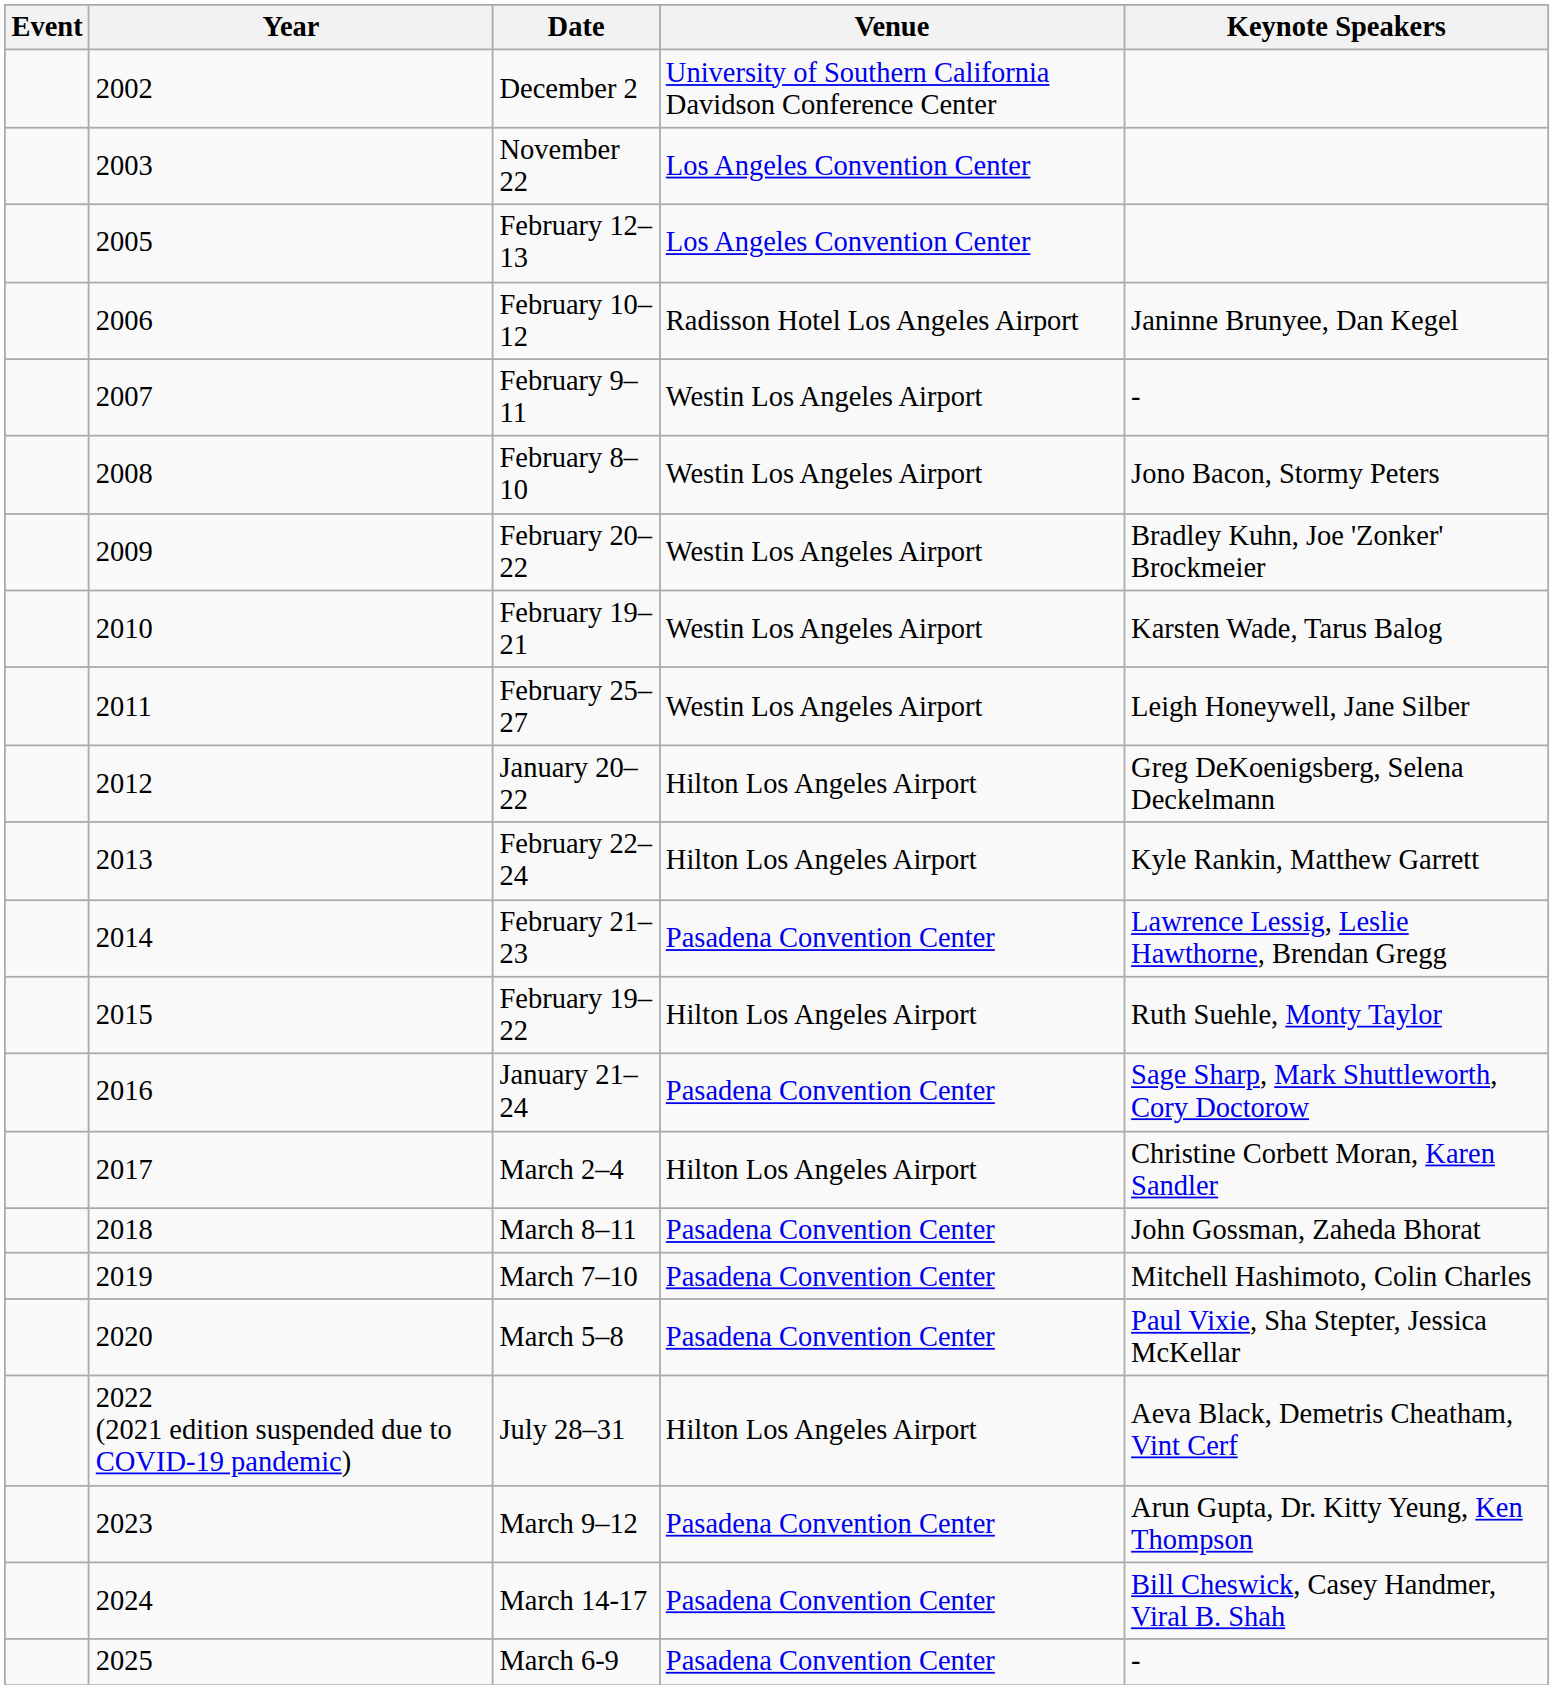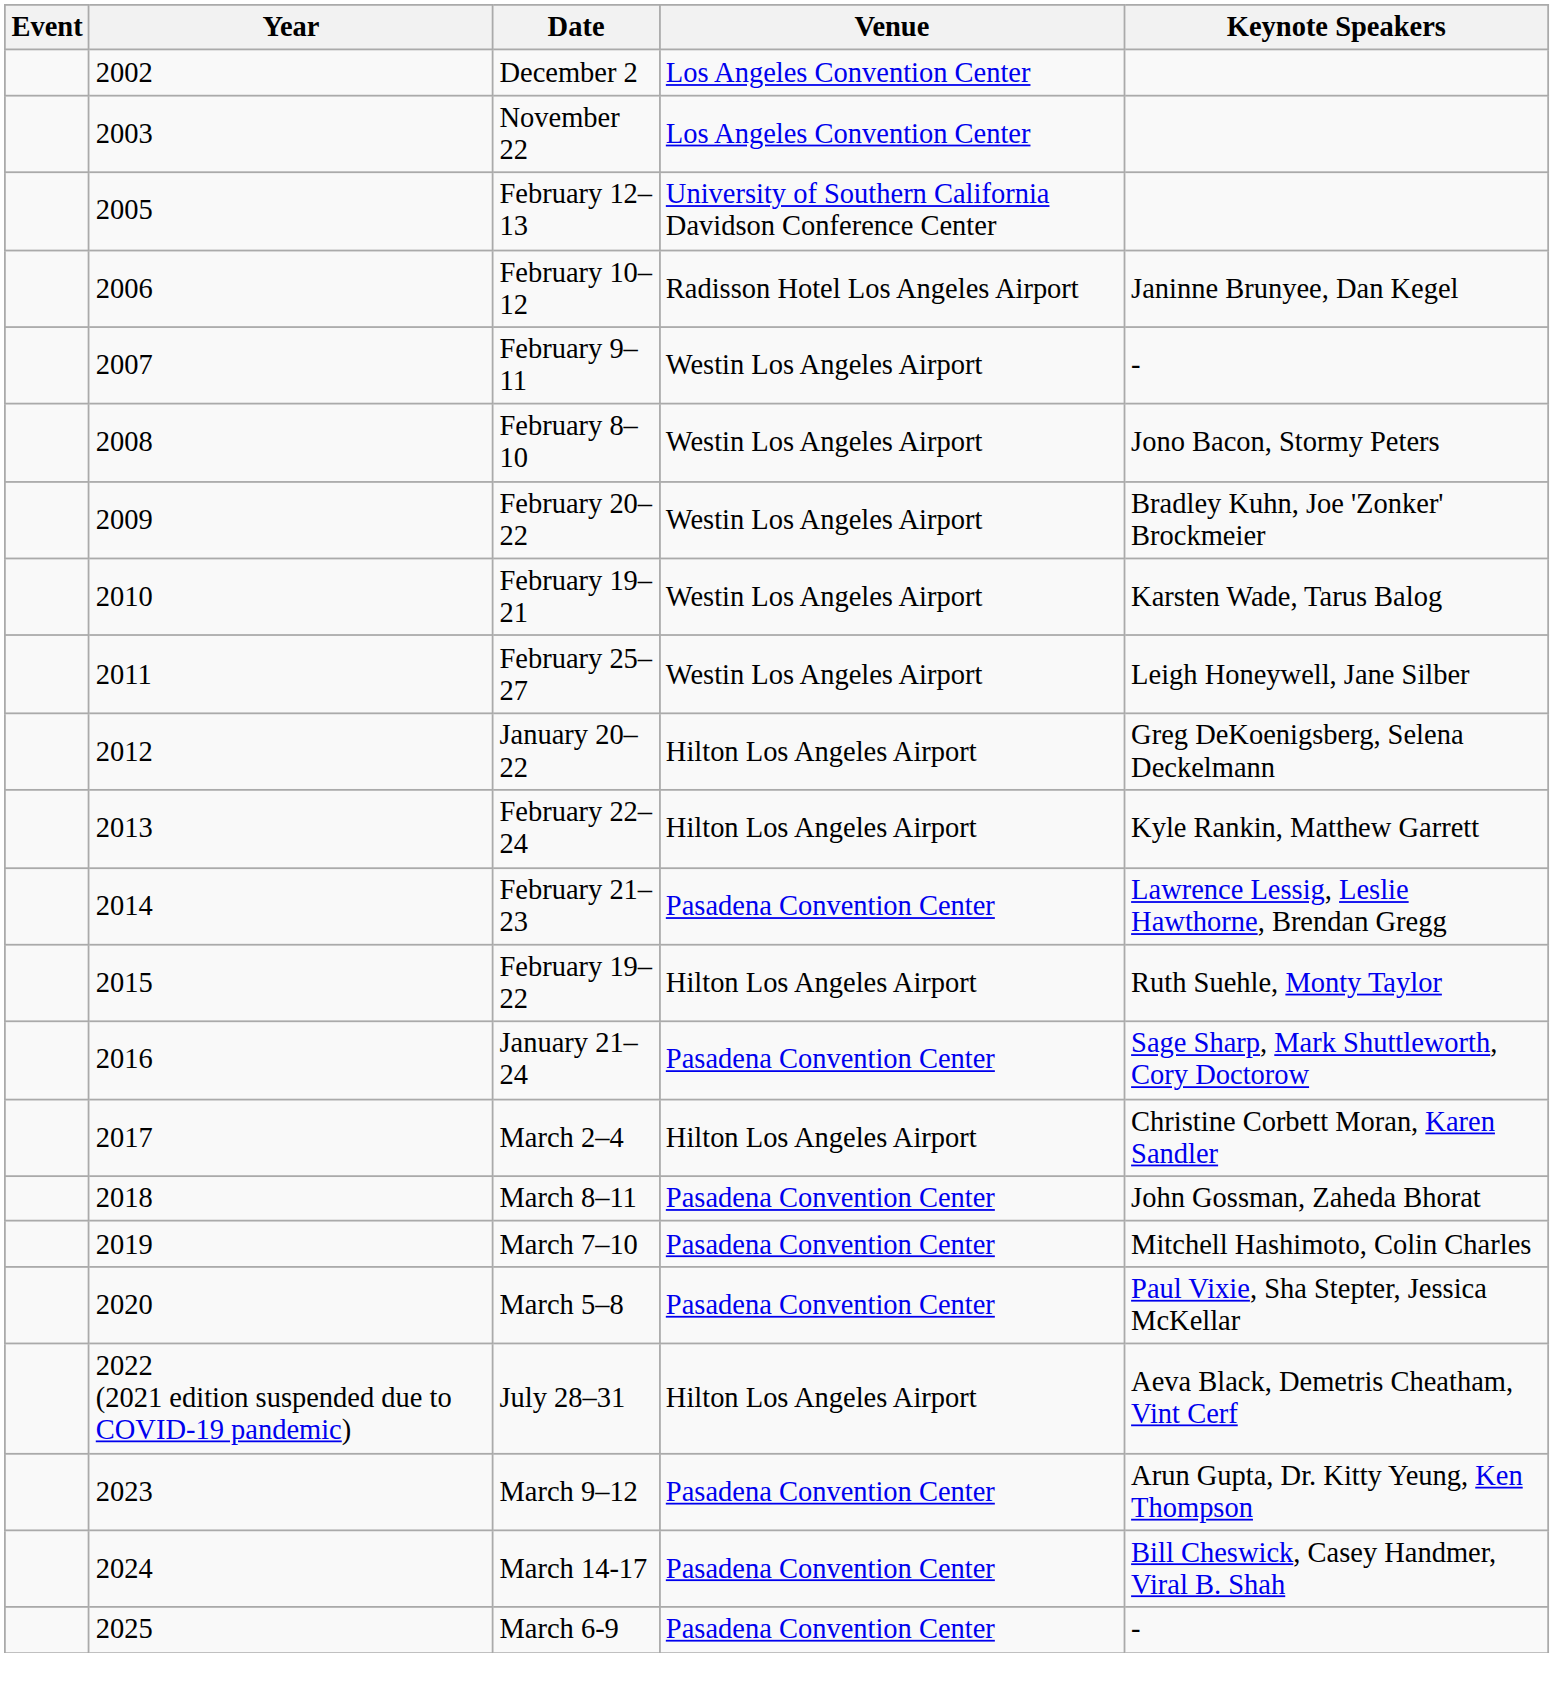(858, 88) University of Southern California Davidson Conference Center -> (848, 72) Los Angeles Convention Center
(848, 242) Los Angeles Convention Center -> (858, 210) University of Southern California Davidson Conference Center
